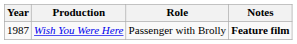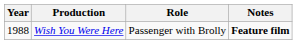(18, 30) 1987 -> (18, 30) 1988
